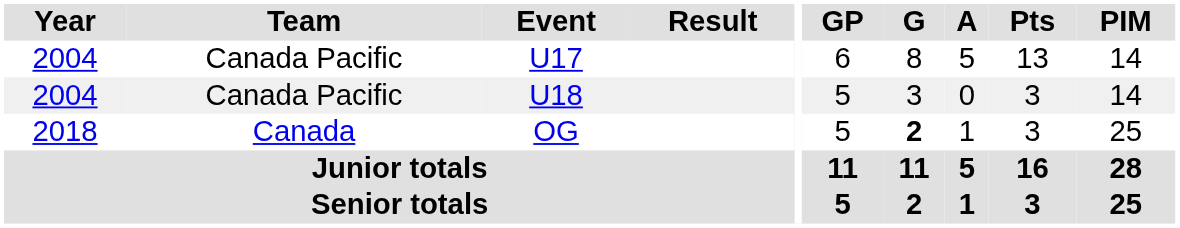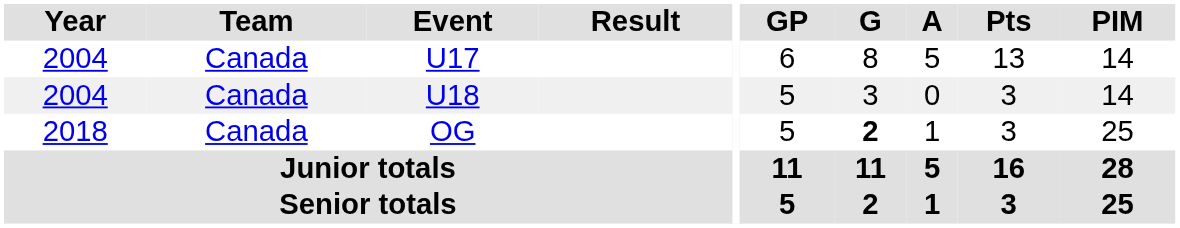(304, 58) Canada Pacific -> (256, 58) Canada
(304, 95) Canada Pacific -> (256, 95) Canada
